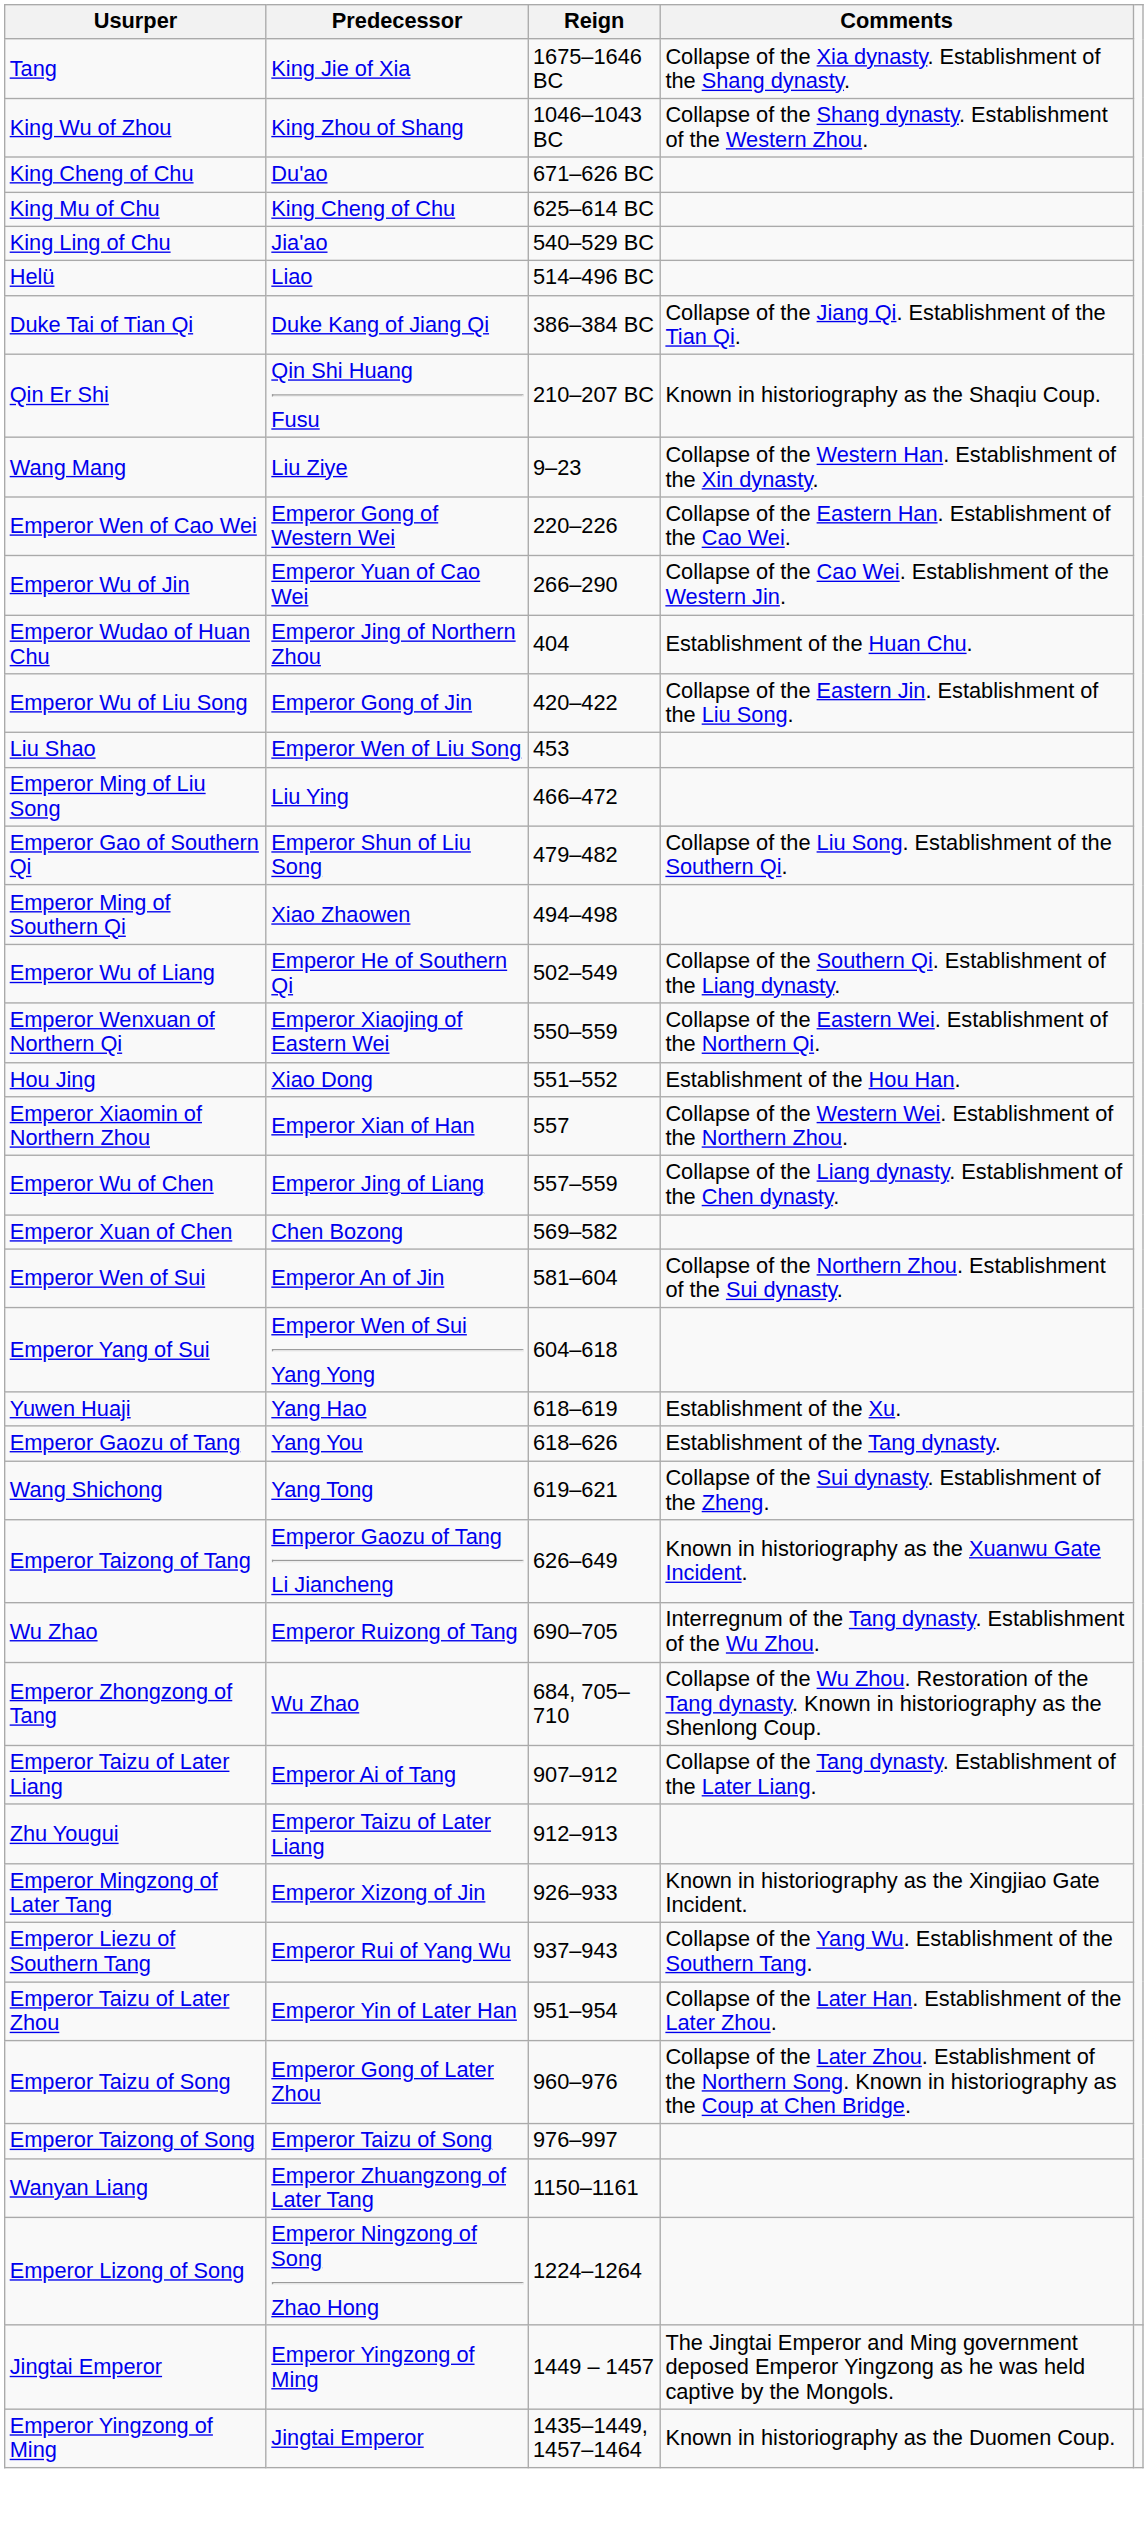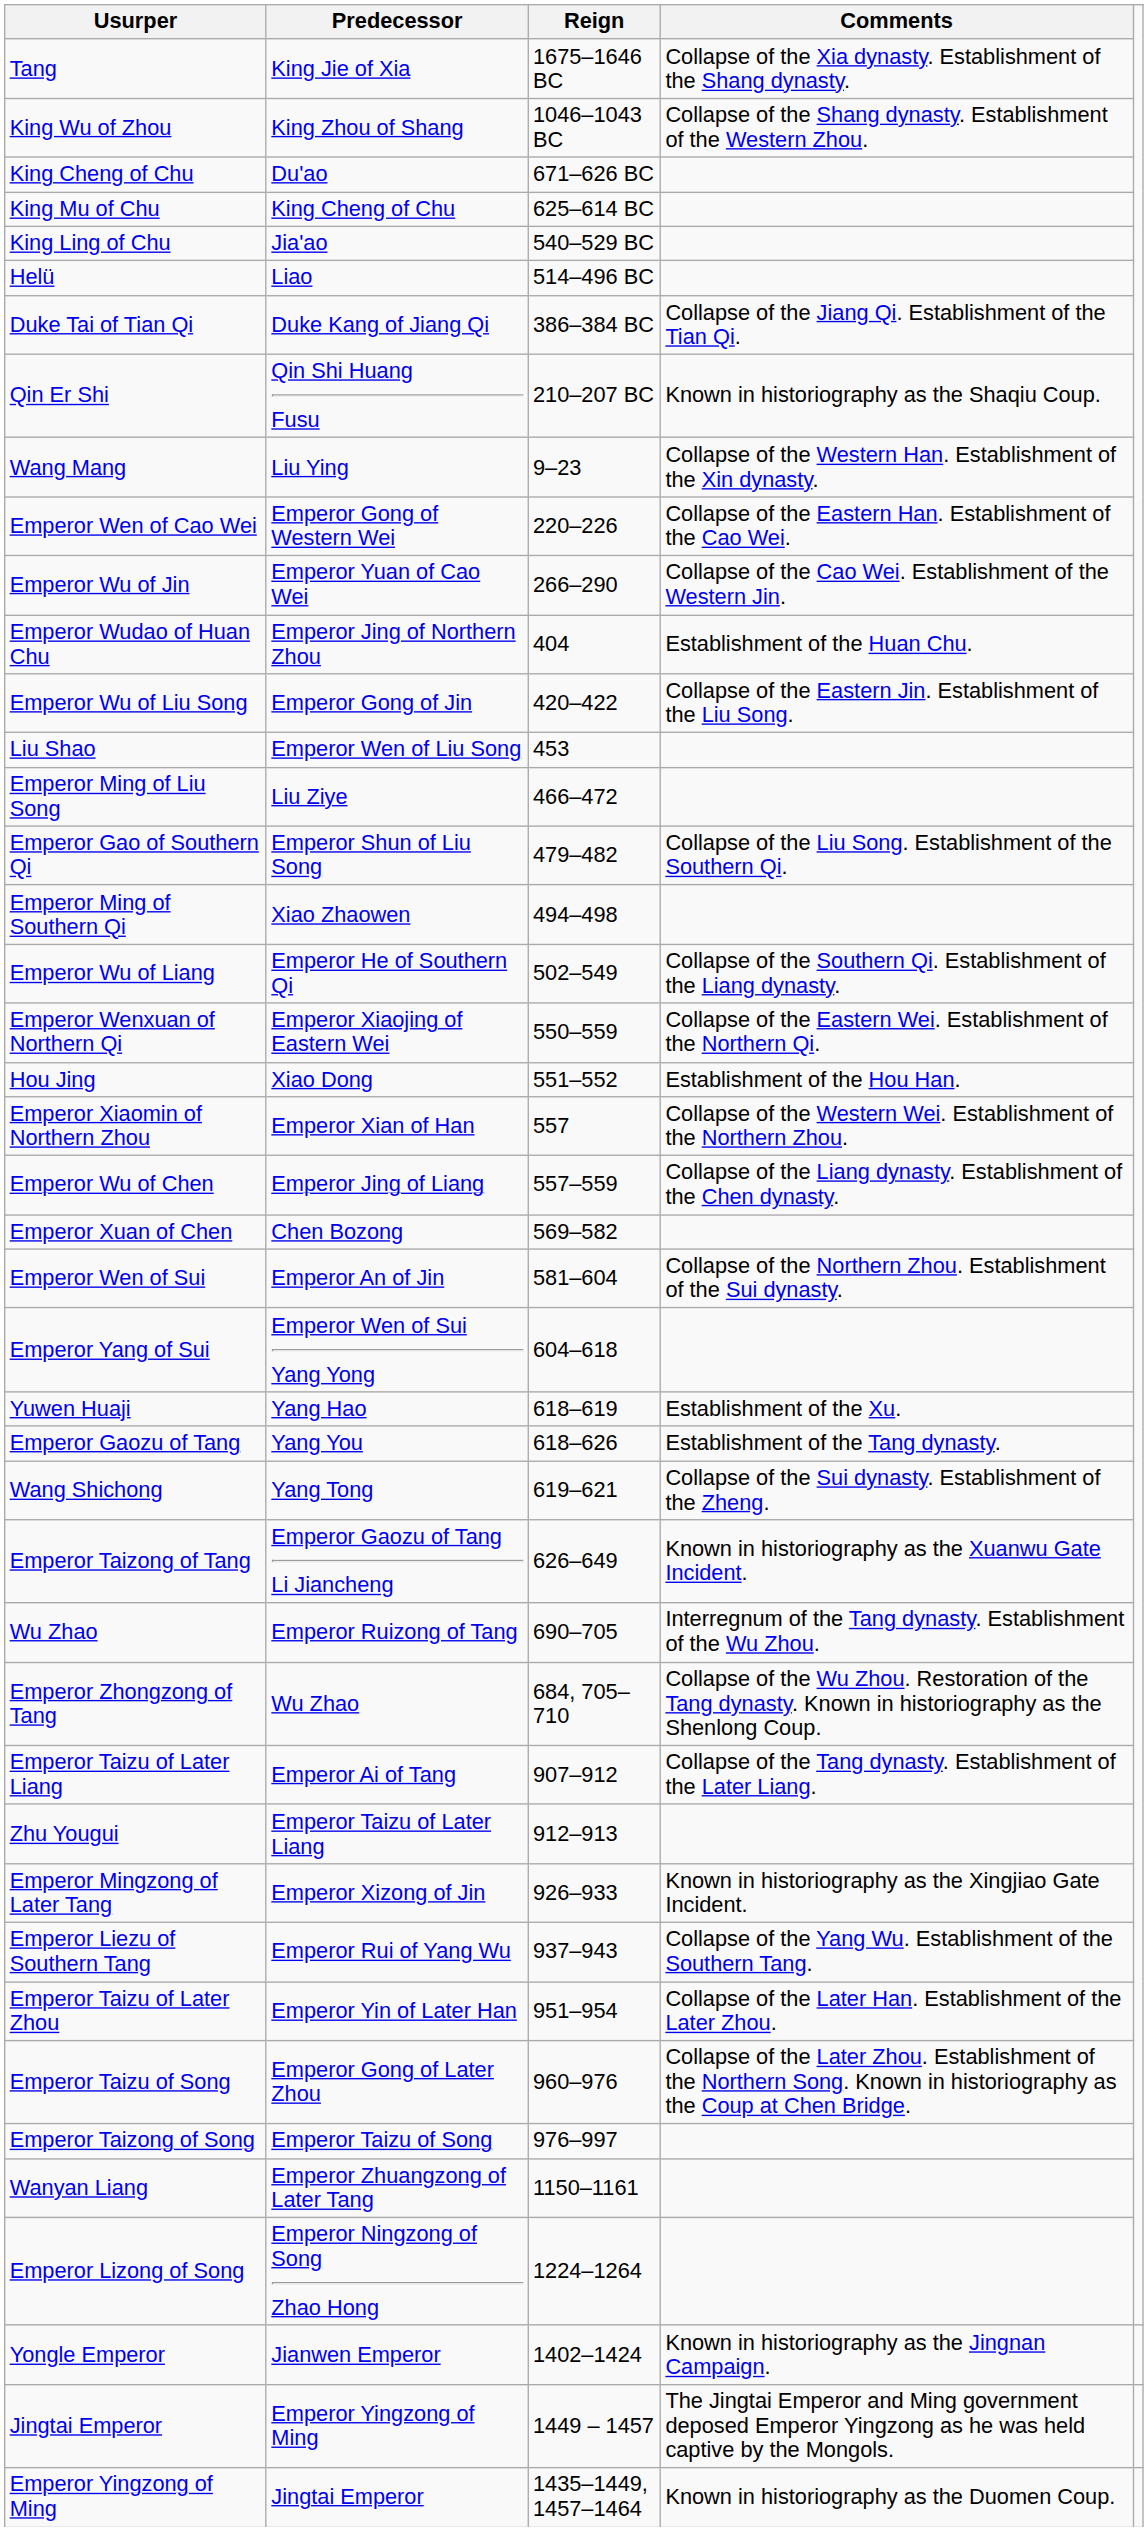(309, 466) Liu Ziye -> (310, 466) Liu Ying
(310, 796) Liu Ying -> (309, 796) Liu Ziye
+ row: (87, 2354)
